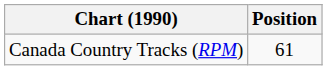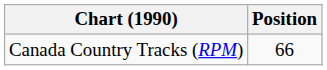(285, 49) 61 -> (285, 49) 66
